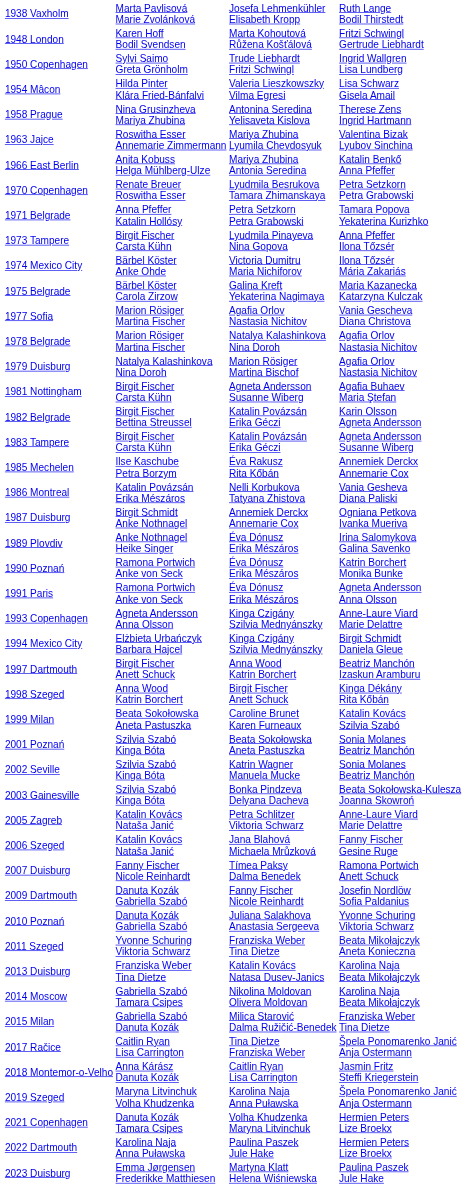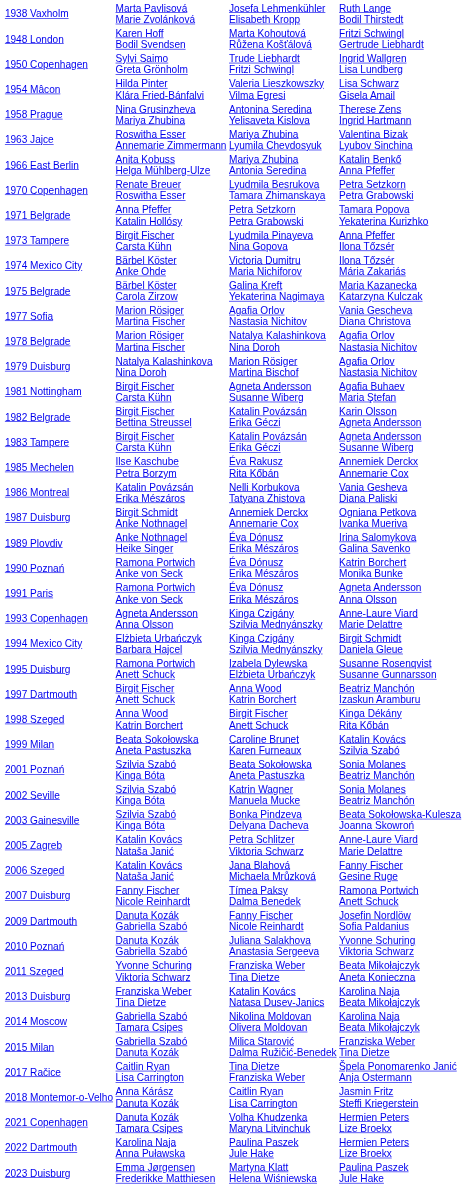+ row: (38, 669)
- row: (35, 1098)
